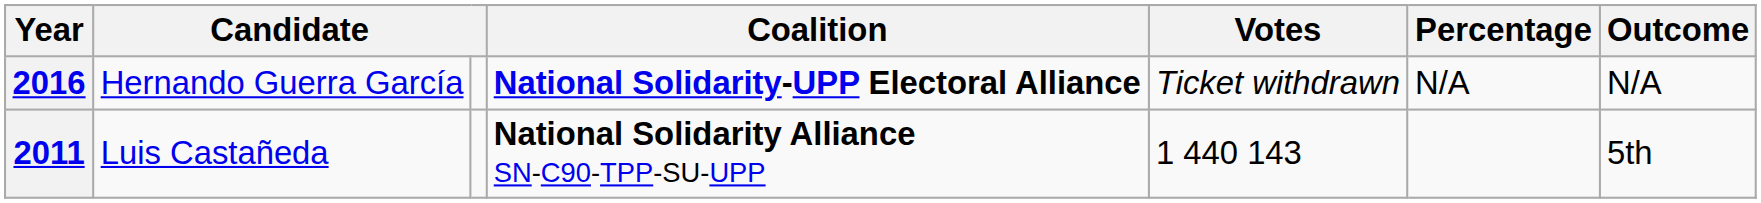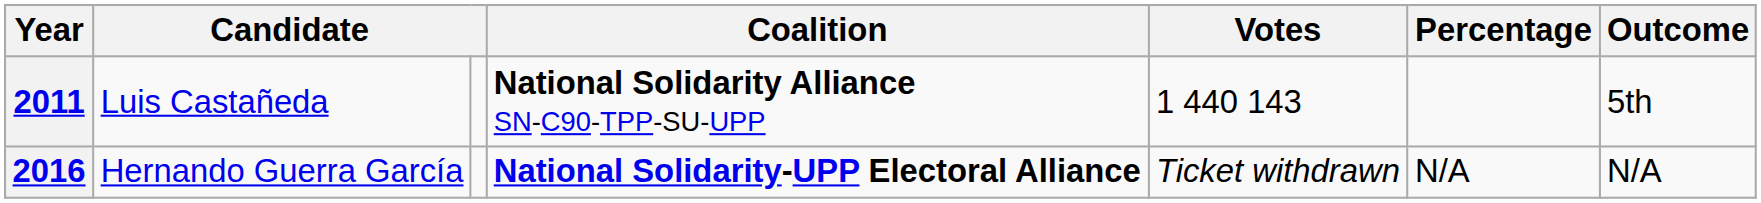rows swapped: (49, 152) <-> (49, 82)
